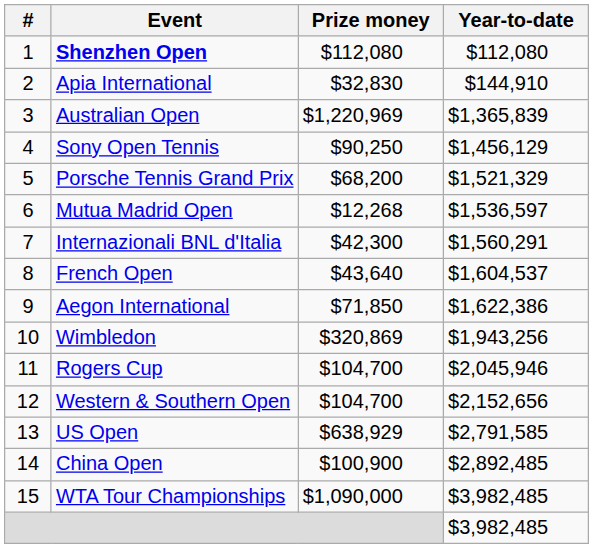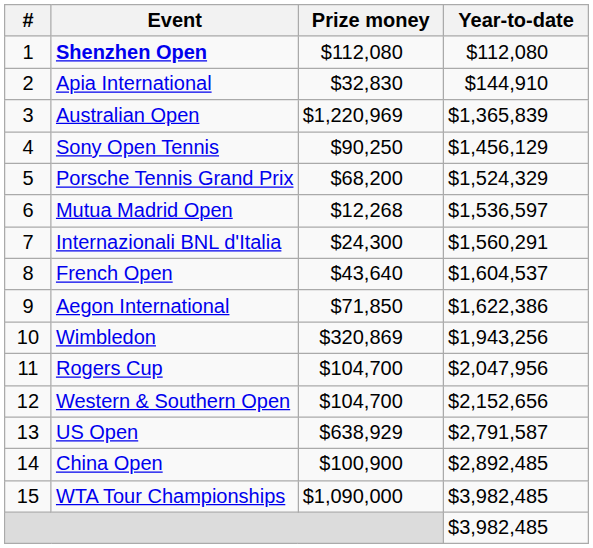(498, 178) $1,521,329 -> (498, 178) $1,524,329
(367, 242) $42,300 -> (367, 242) $24,300
(498, 369) $2,045,946 -> (498, 369) $2,047,956
(498, 432) $2,791,585 -> (498, 432) $2,791,587
